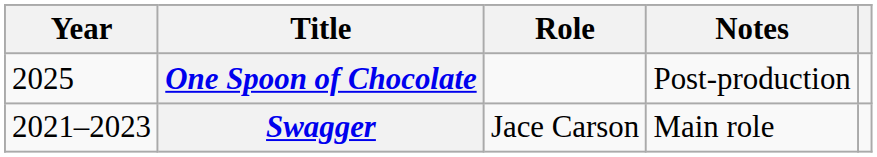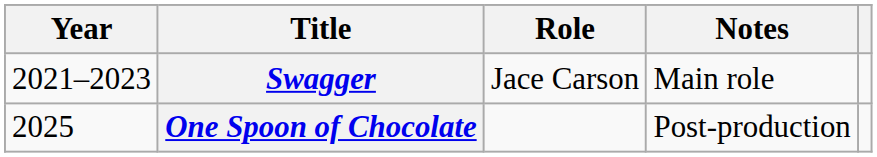rows swapped: (321, 126) <-> (321, 77)
